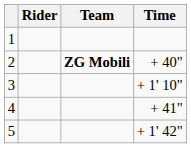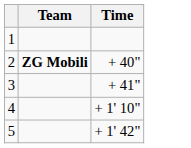- column: (40, 16)
(160, 85) + 1' 10" -> (124, 85) + 41"
(166, 108) + 41" -> (117, 108) + 1' 10"
